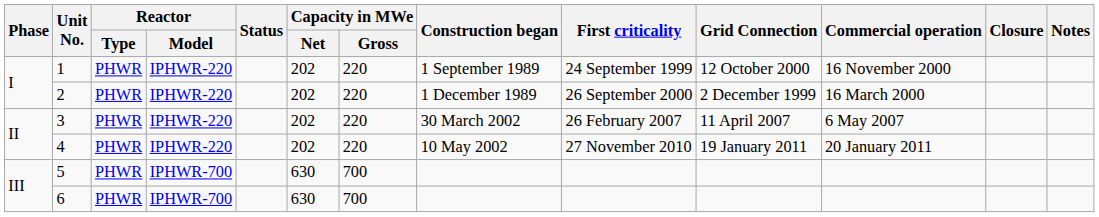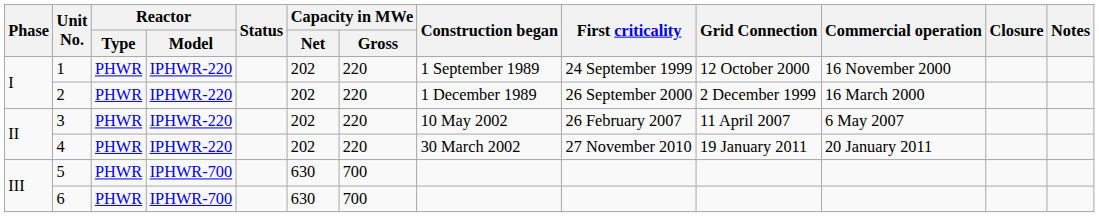(471, 120) 30 March 2002 -> (464, 120) 10 May 2002
(464, 146) 10 May 2002 -> (471, 146) 30 March 2002
